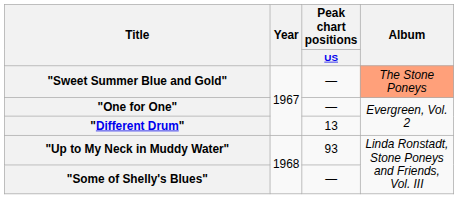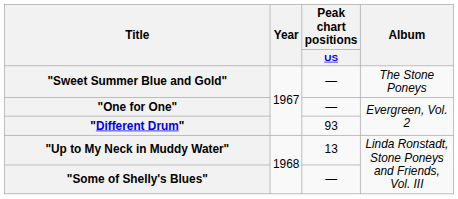(407, 81) lightsalmon background -> (407, 81) no background
(331, 125) 13 -> (331, 125) 93
(331, 150) 93 -> (331, 150) 13
